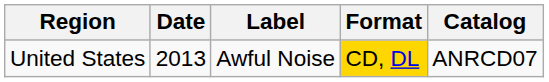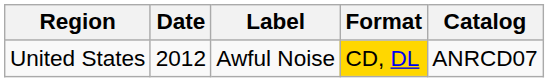(181, 58) 2013 -> (181, 58) 2012
